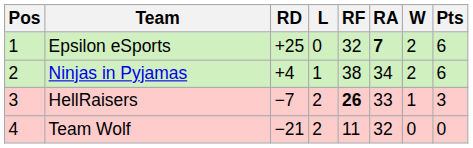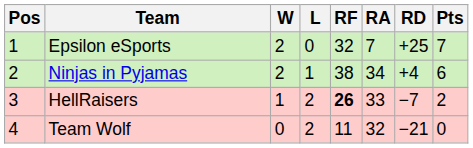columns swapped: (417, 18) <-> (289, 18)
(378, 45) bold -> (370, 45) normal
(441, 45) 6 -> (441, 45) 7
(441, 101) 3 -> (441, 101) 2
